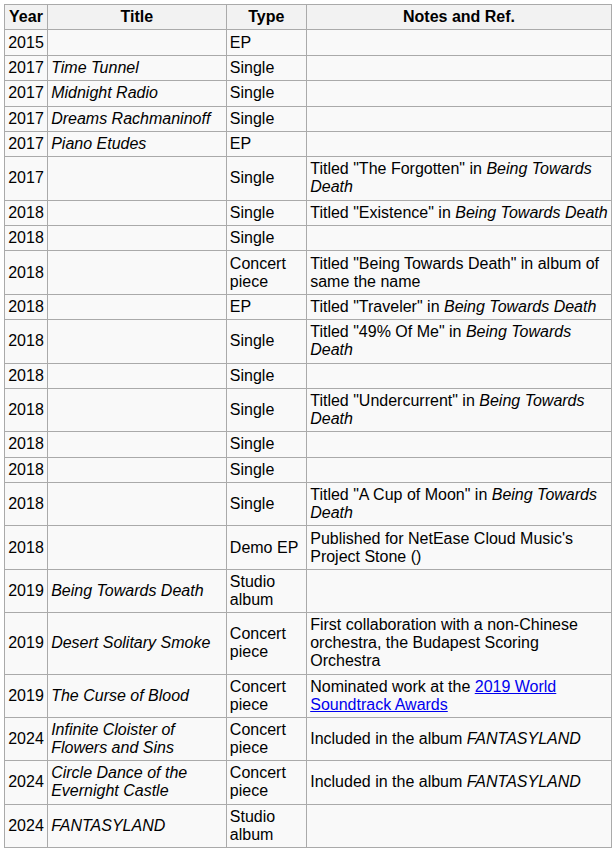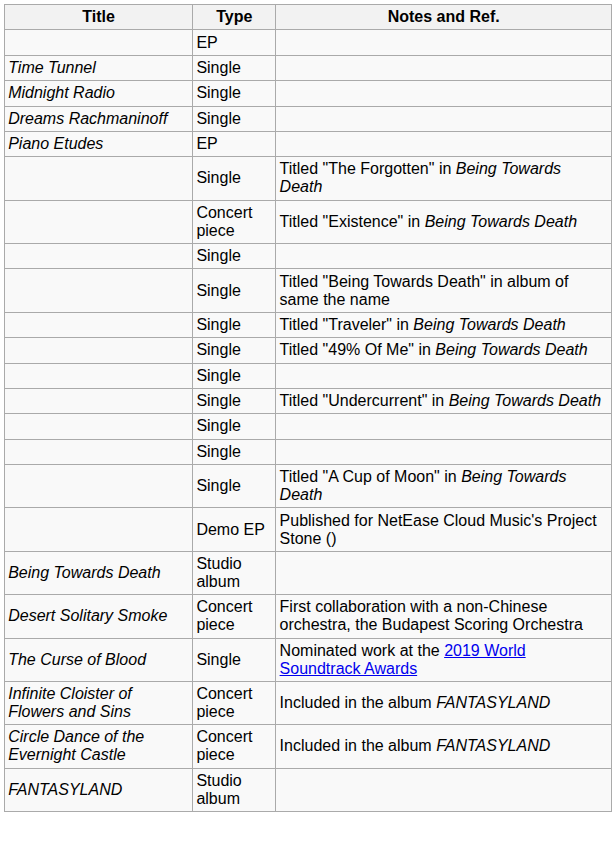- column: (26, 17)
(252, 212) Single -> (224, 221) Concert piece
(258, 272) Concert piece -> (219, 290) Single
(240, 306) EP -> (219, 324) Single
(258, 695) Concert piece -> (219, 659) Single
